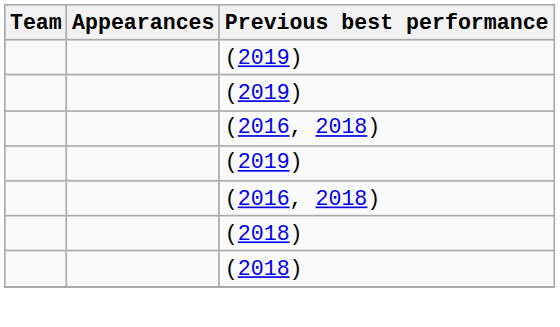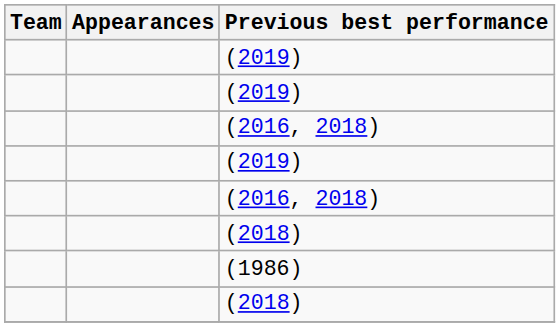+ row: (36, 269)
